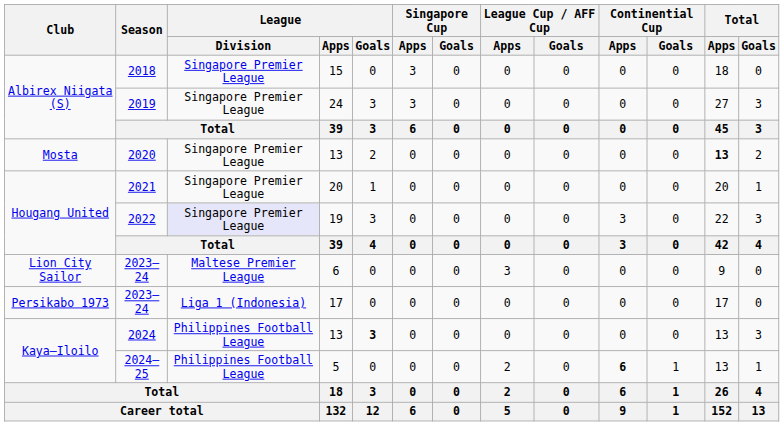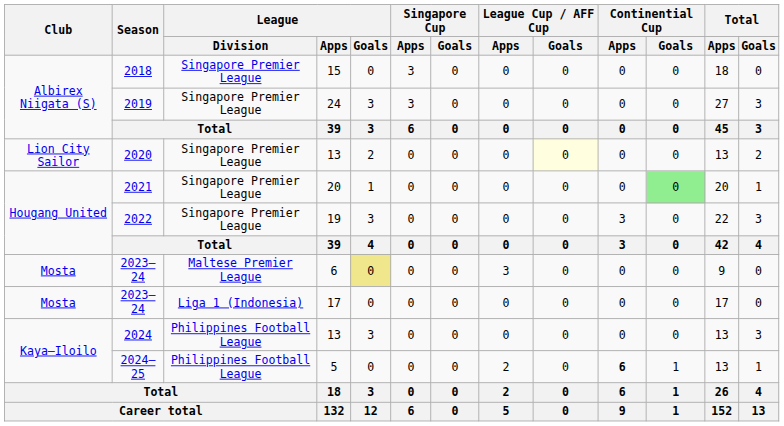(60, 155) Mosta -> (58, 155) Lion City Sailor
(566, 155) no background -> (565, 155) lightyellow background
(722, 155) bold -> (722, 155) normal
(676, 187) no background -> (676, 187) lightgreen background
(243, 219) lavender background -> (241, 219) no background
(60, 270) Lion City Sailor -> (58, 270) Mosta
(373, 270) no background -> (371, 270) khaki background
(60, 303) Persikabo 1973 -> (58, 303) Mosta
(373, 335) bold -> (371, 335) normal
